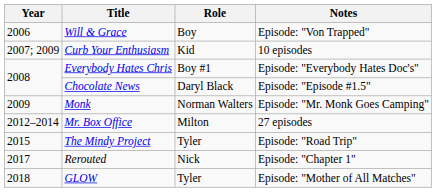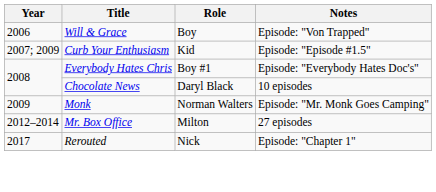(285, 50) 10 episodes -> (314, 50) Episode: "Episode #1.5"
(314, 86) Episode: "Episode #1.5" -> (285, 86) 10 episodes
- row: (107, 141)
- row: (81, 178)
